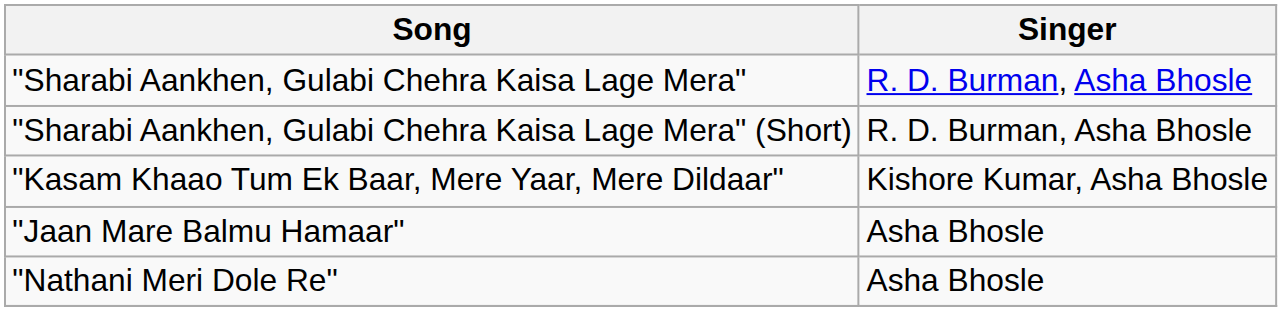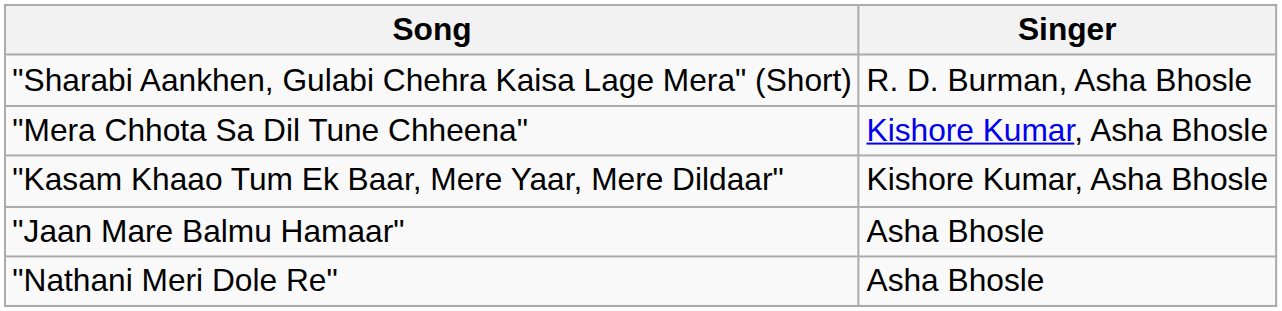- row: (379, 79)
+ row: (270, 130)
